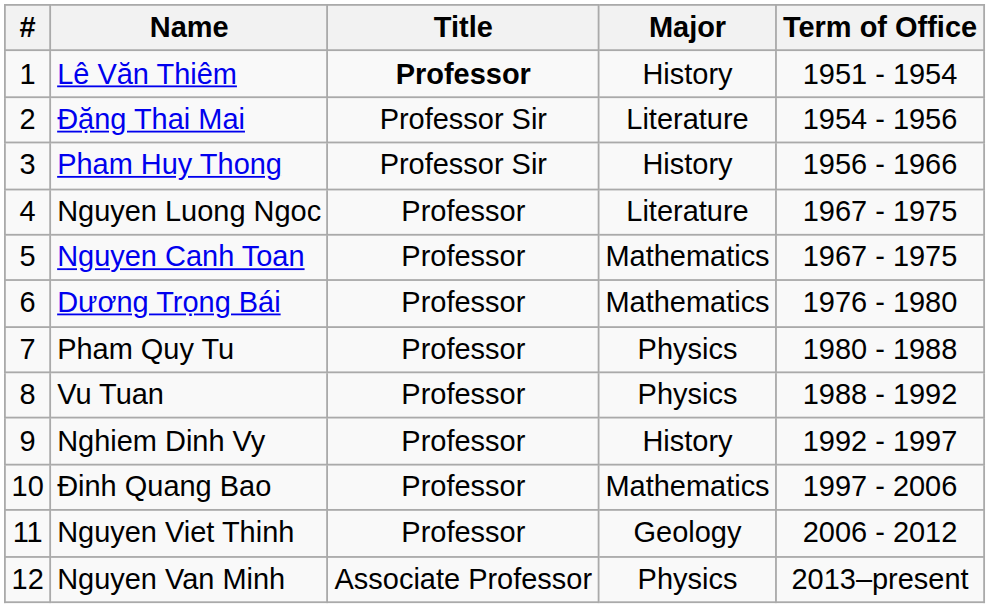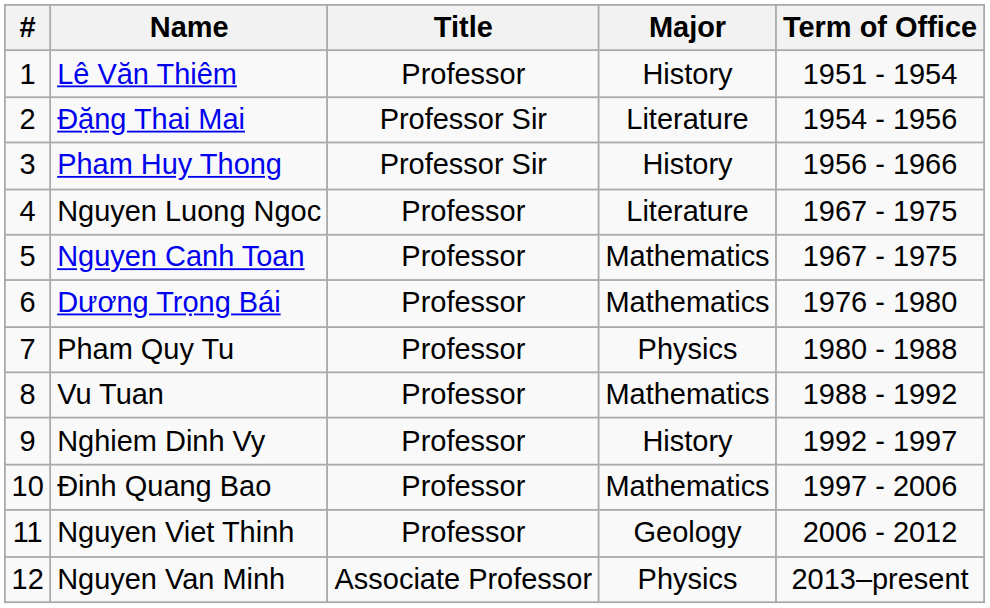(463, 73) bold -> (463, 73) normal
(688, 394) Physics -> (688, 394) Mathematics
